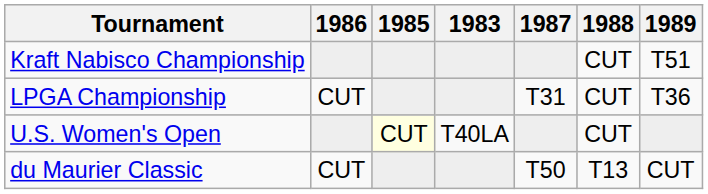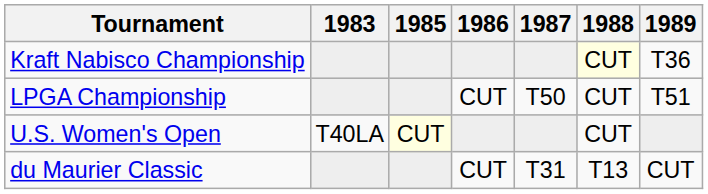columns swapped: (475, 23) <-> (341, 23)
(608, 60) no background -> (608, 60) lightyellow background
(671, 60) T51 -> (671, 60) T36
(546, 97) T31 -> (546, 97) T50
(671, 97) T36 -> (671, 97) T51
(546, 171) T50 -> (546, 171) T31
